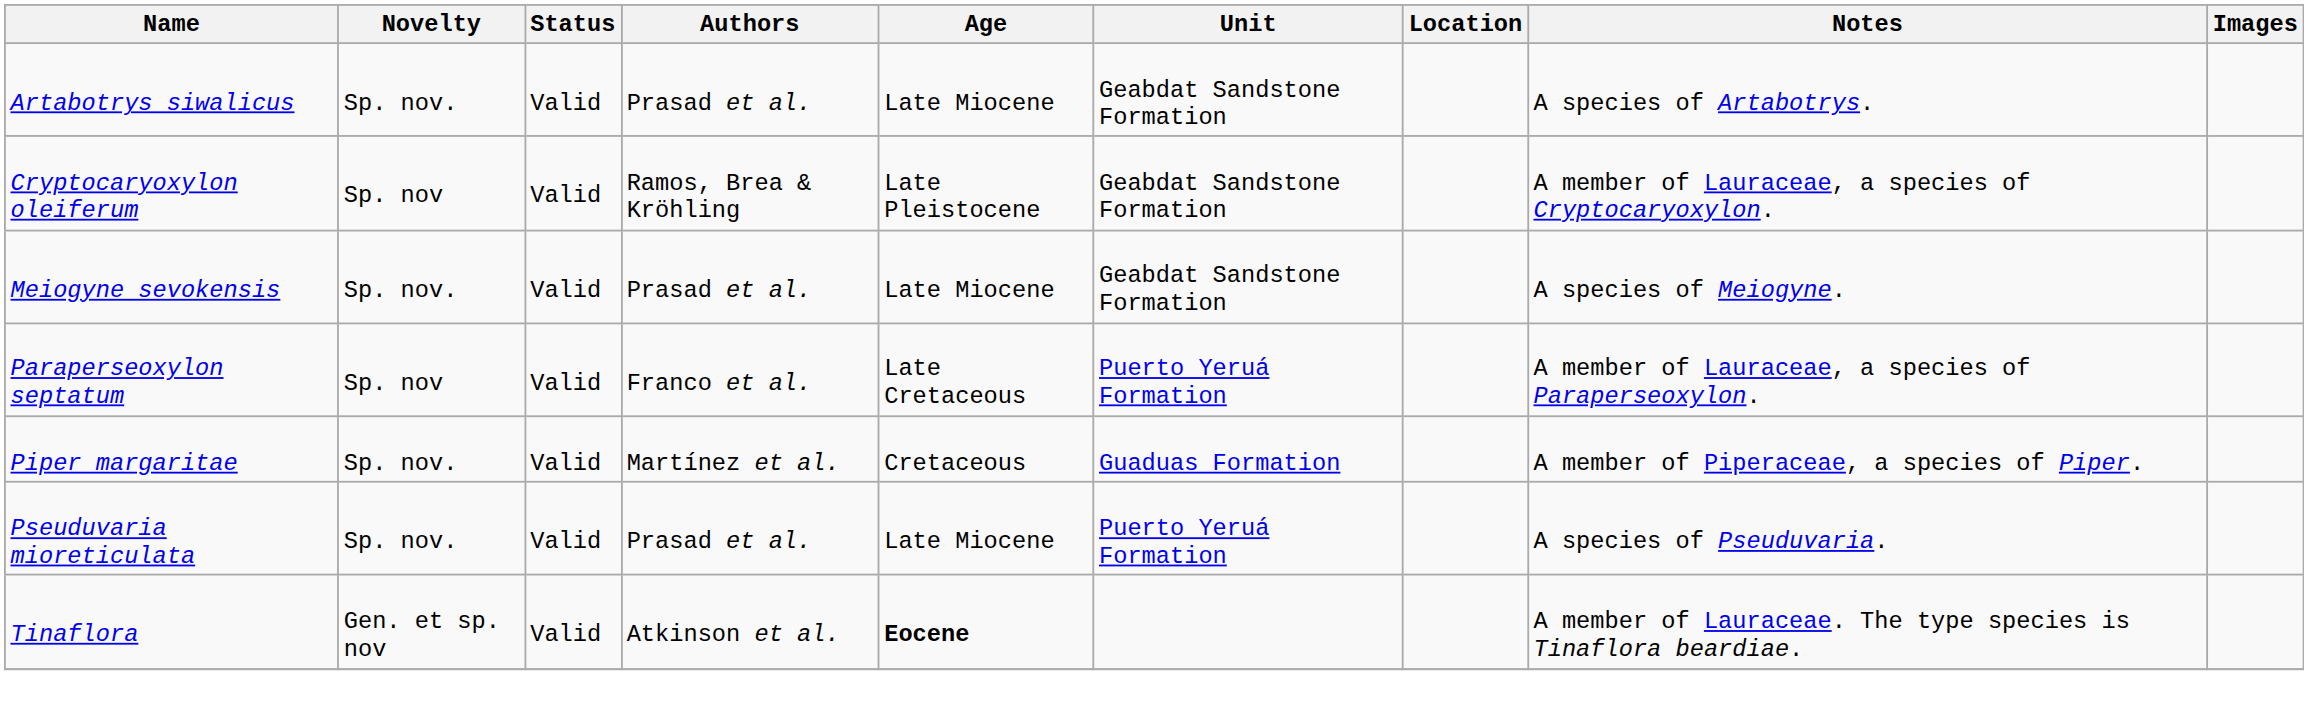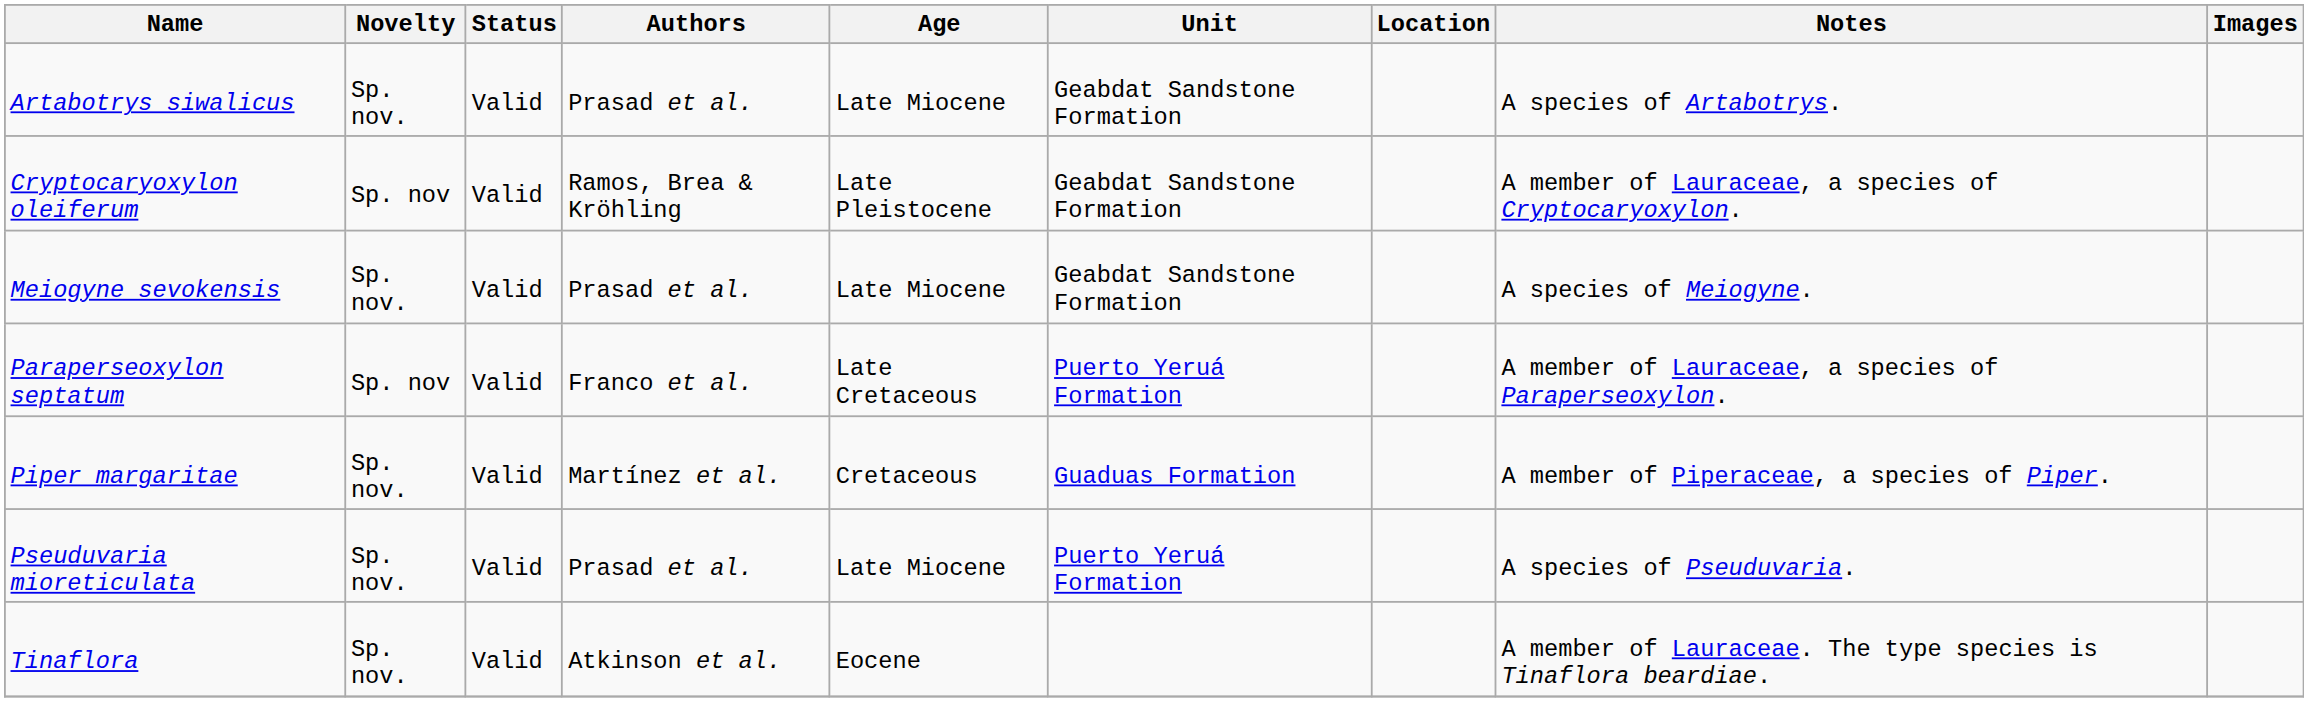(422, 635) Gen. et sp. nov -> (379, 663) Sp. nov.
(927, 635) bold -> (878, 663) normal
